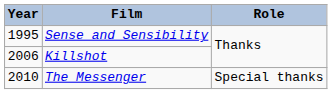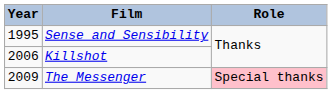(23, 78) 2010 -> (23, 78) 2009
(269, 78) no background -> (269, 78) pink background
